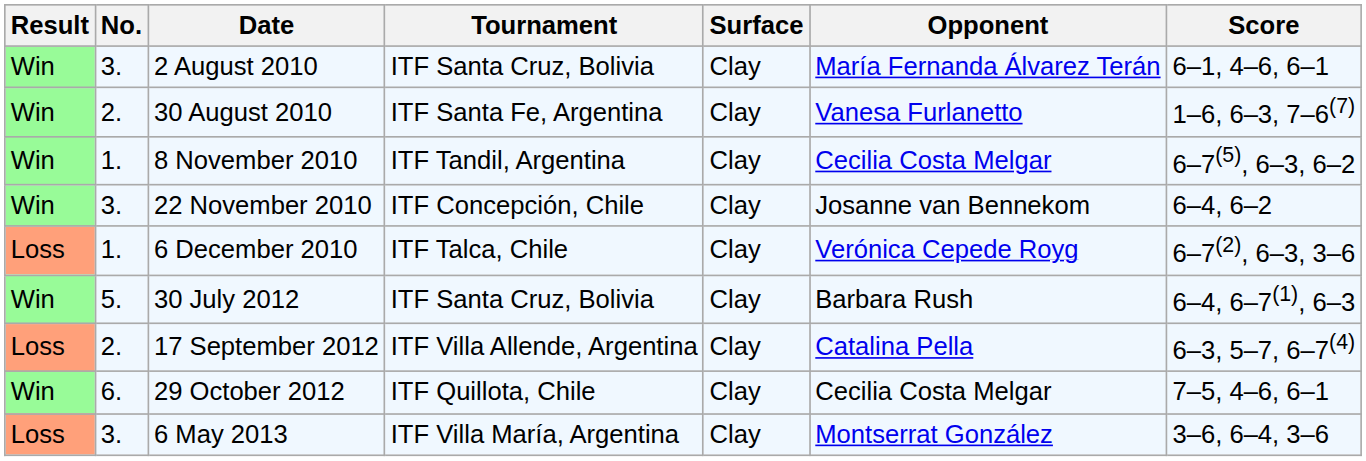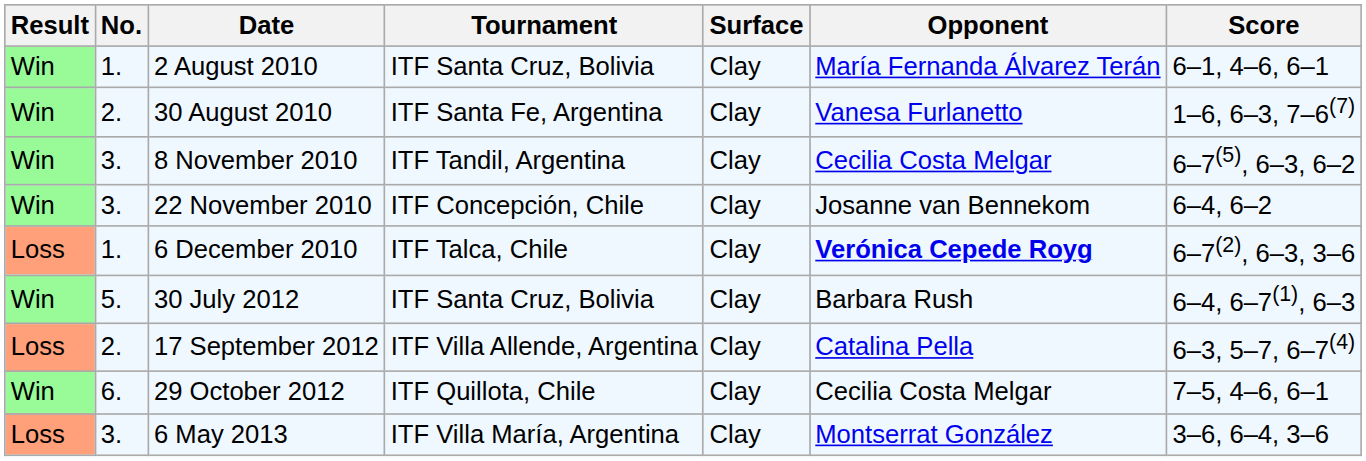(112, 66) 3. -> (112, 66) 1.
(112, 159) 1. -> (112, 159) 3.
(947, 249) normal -> (954, 249) bold
